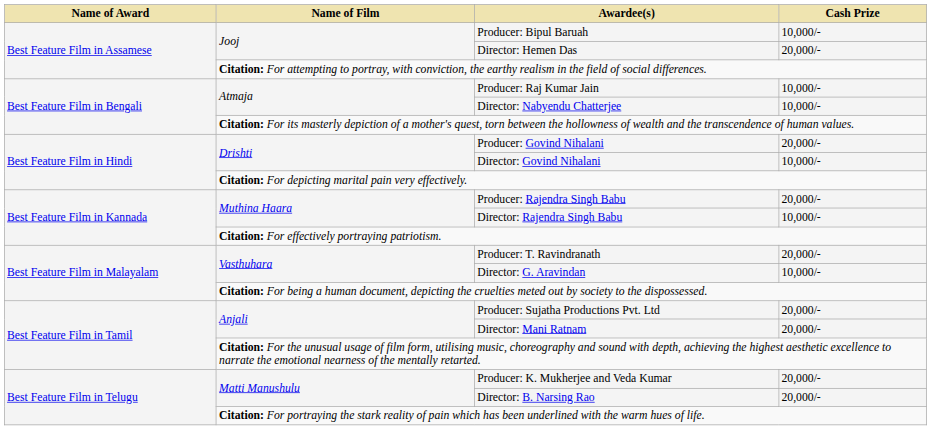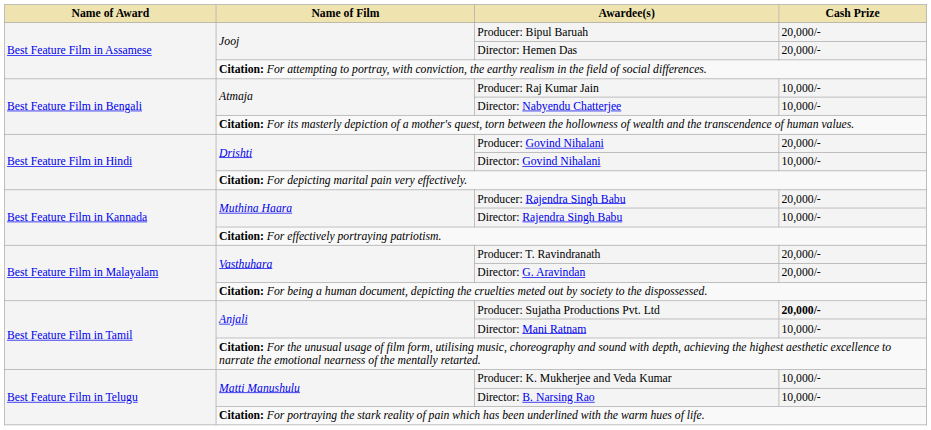(801, 32) 10,000/- -> (801, 32) 20,000/-
(801, 273) 10,000/- -> (801, 273) 20,000/-
(801, 310) normal -> (801, 310) bold
(801, 328) 20,000/- -> (801, 328) 10,000/-
(801, 378) 20,000/- -> (801, 378) 10,000/-
(801, 397) 20,000/- -> (801, 397) 10,000/-
